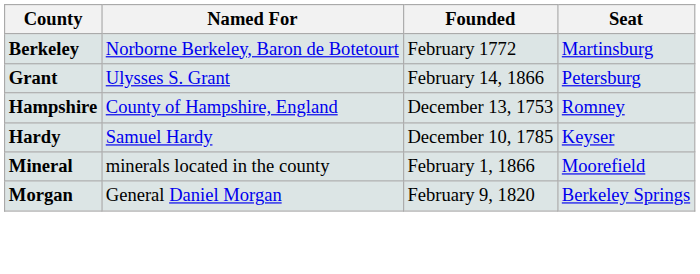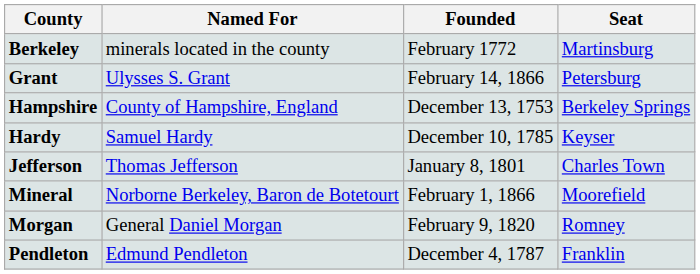(252, 48) Norborne Berkeley, Baron de Botetourt -> (218, 48) minerals located in the county
(593, 107) Romney -> (626, 107) Berkeley Springs
+ row: (45, 166)
(218, 166) minerals located in the county -> (252, 195) Norborne Berkeley, Baron de Botetourt
(626, 195) Berkeley Springs -> (593, 225) Romney
+ row: (49, 254)
